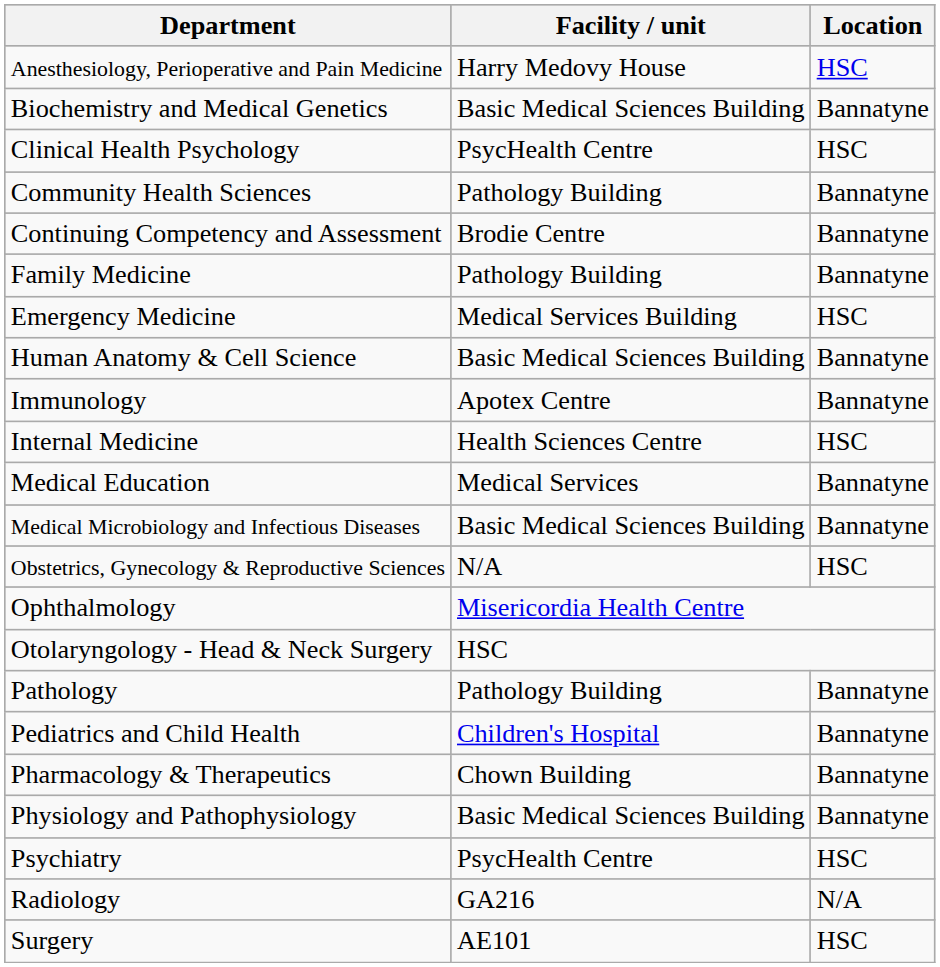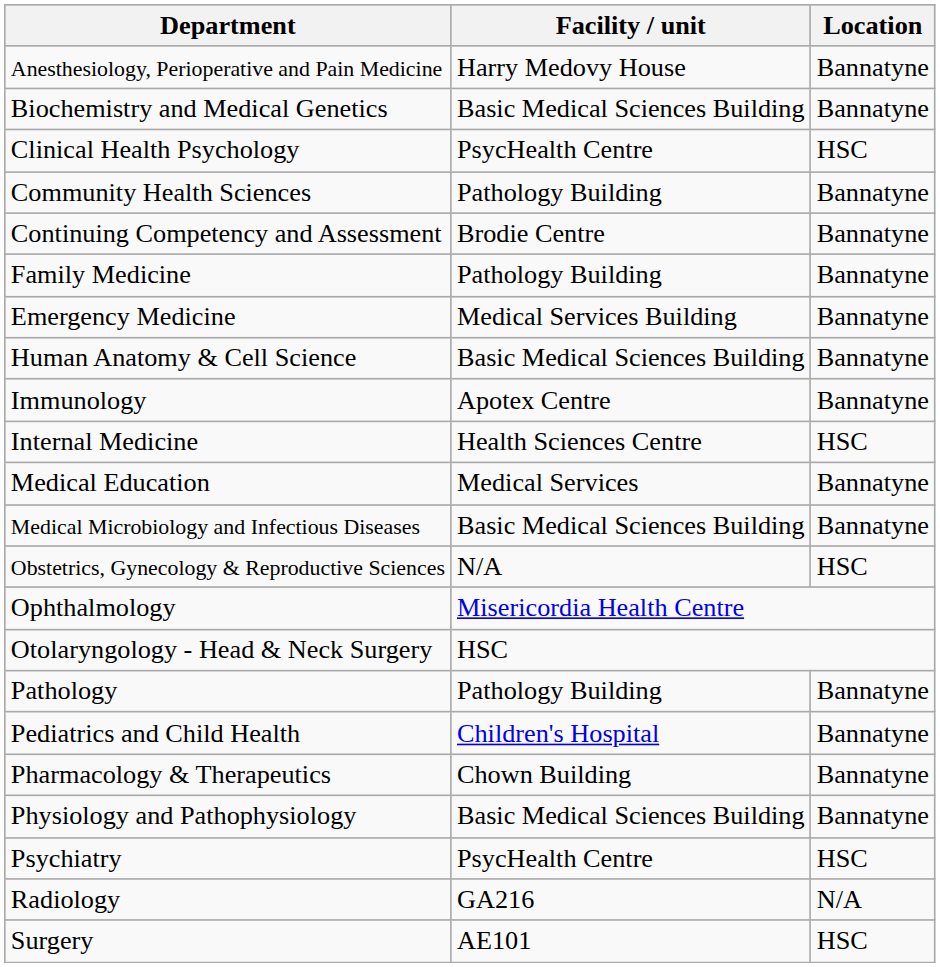(842, 66) HSC -> (873, 66) Bannatyne
(842, 316) HSC -> (873, 316) Bannatyne
